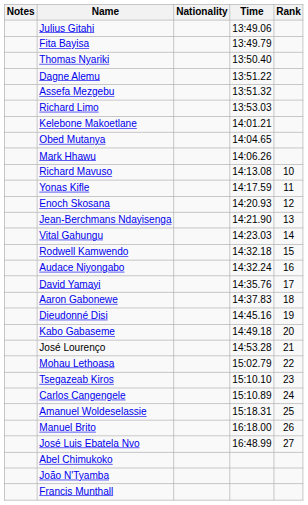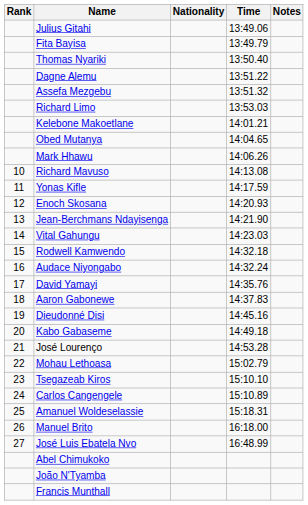columns swapped: (289, 12) <-> (21, 12)
